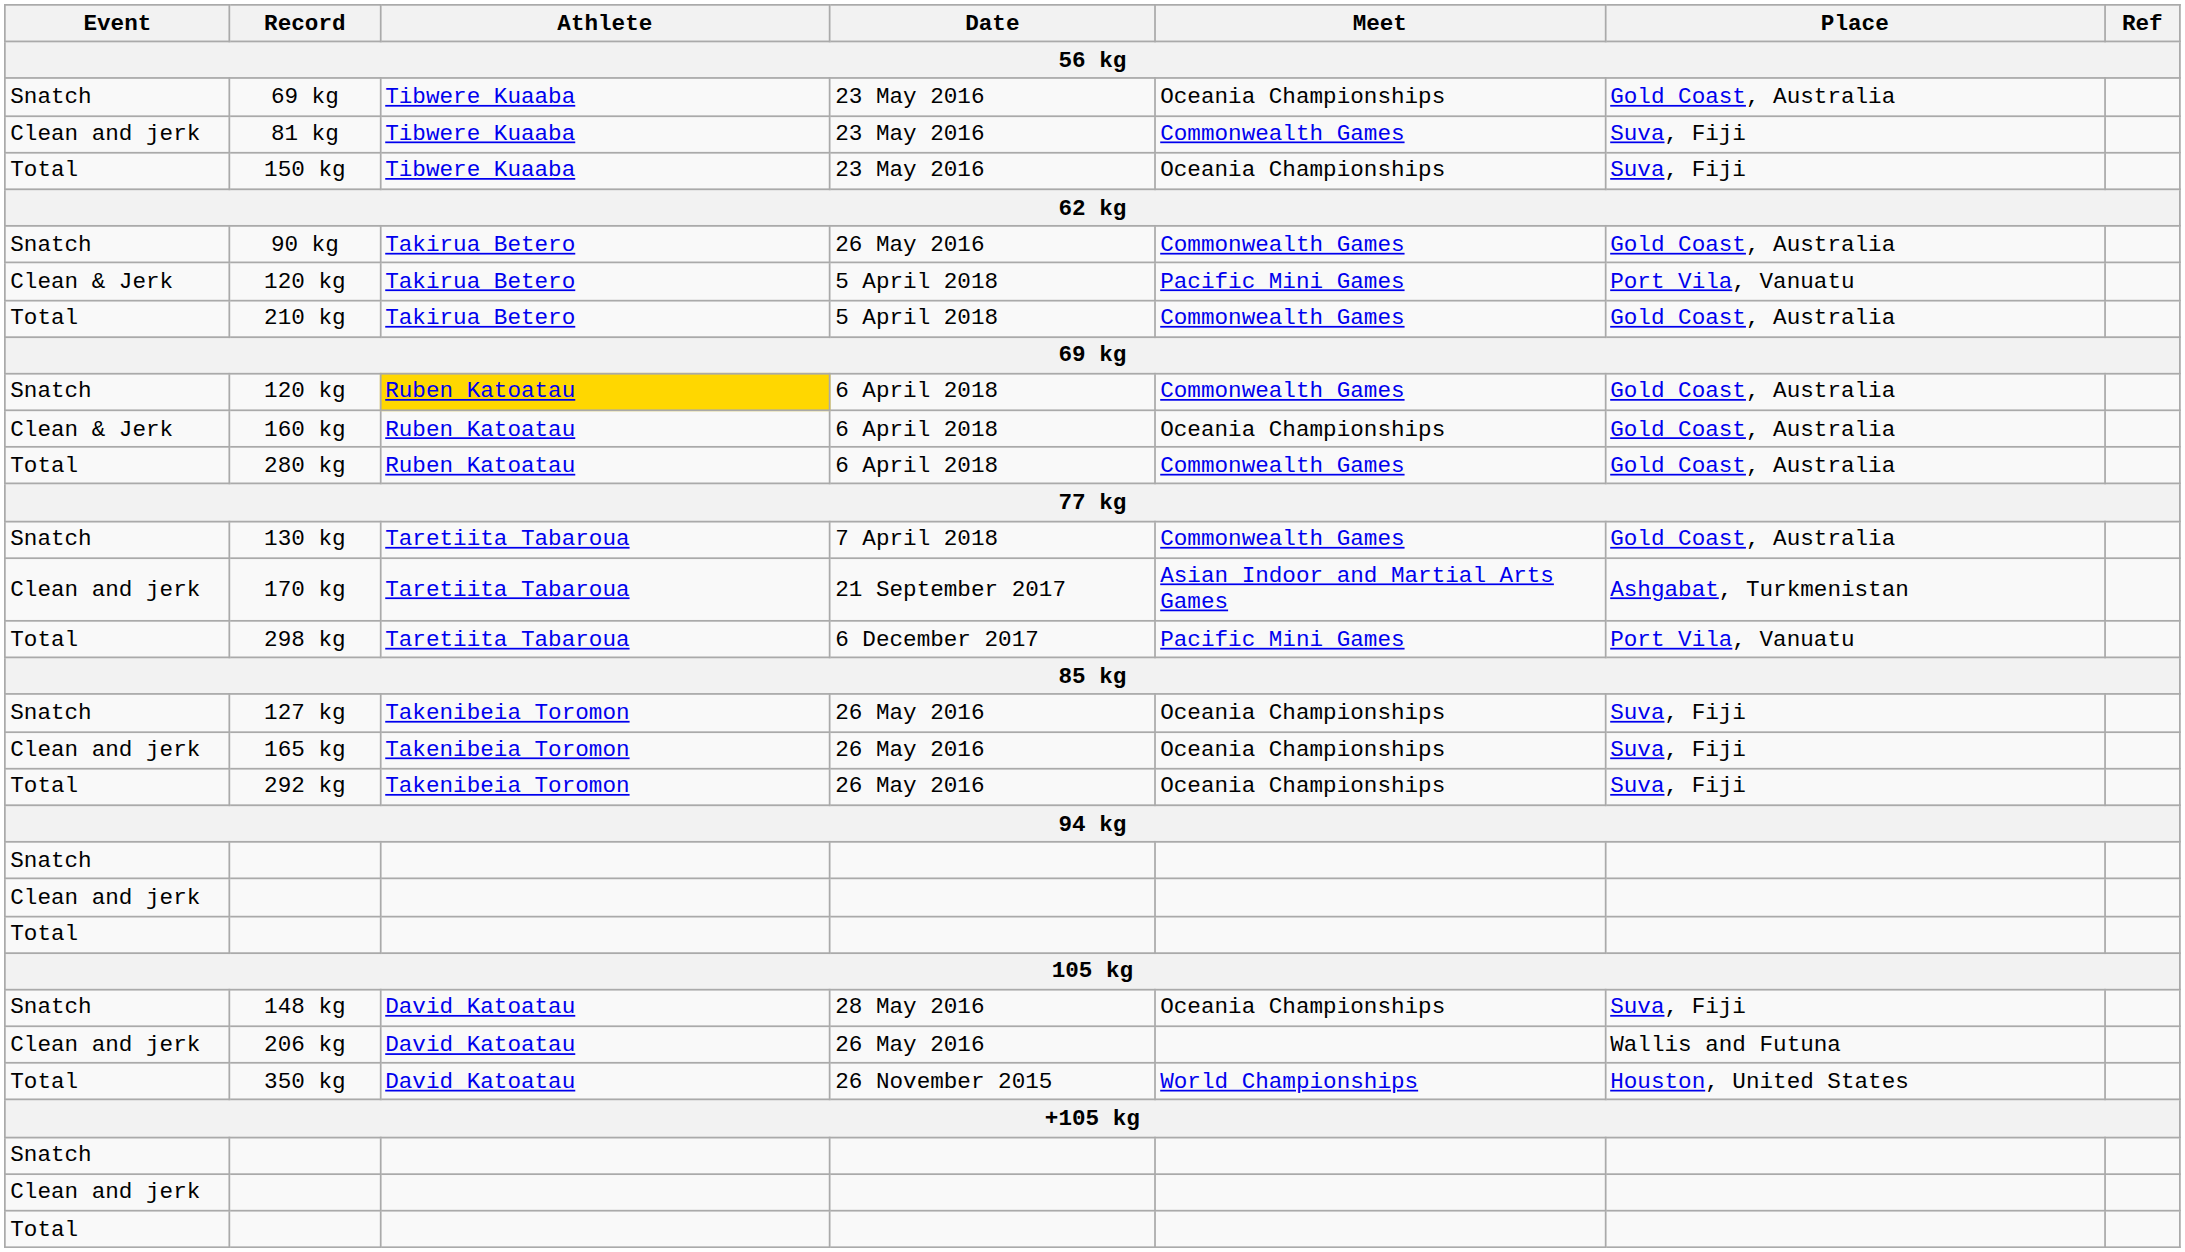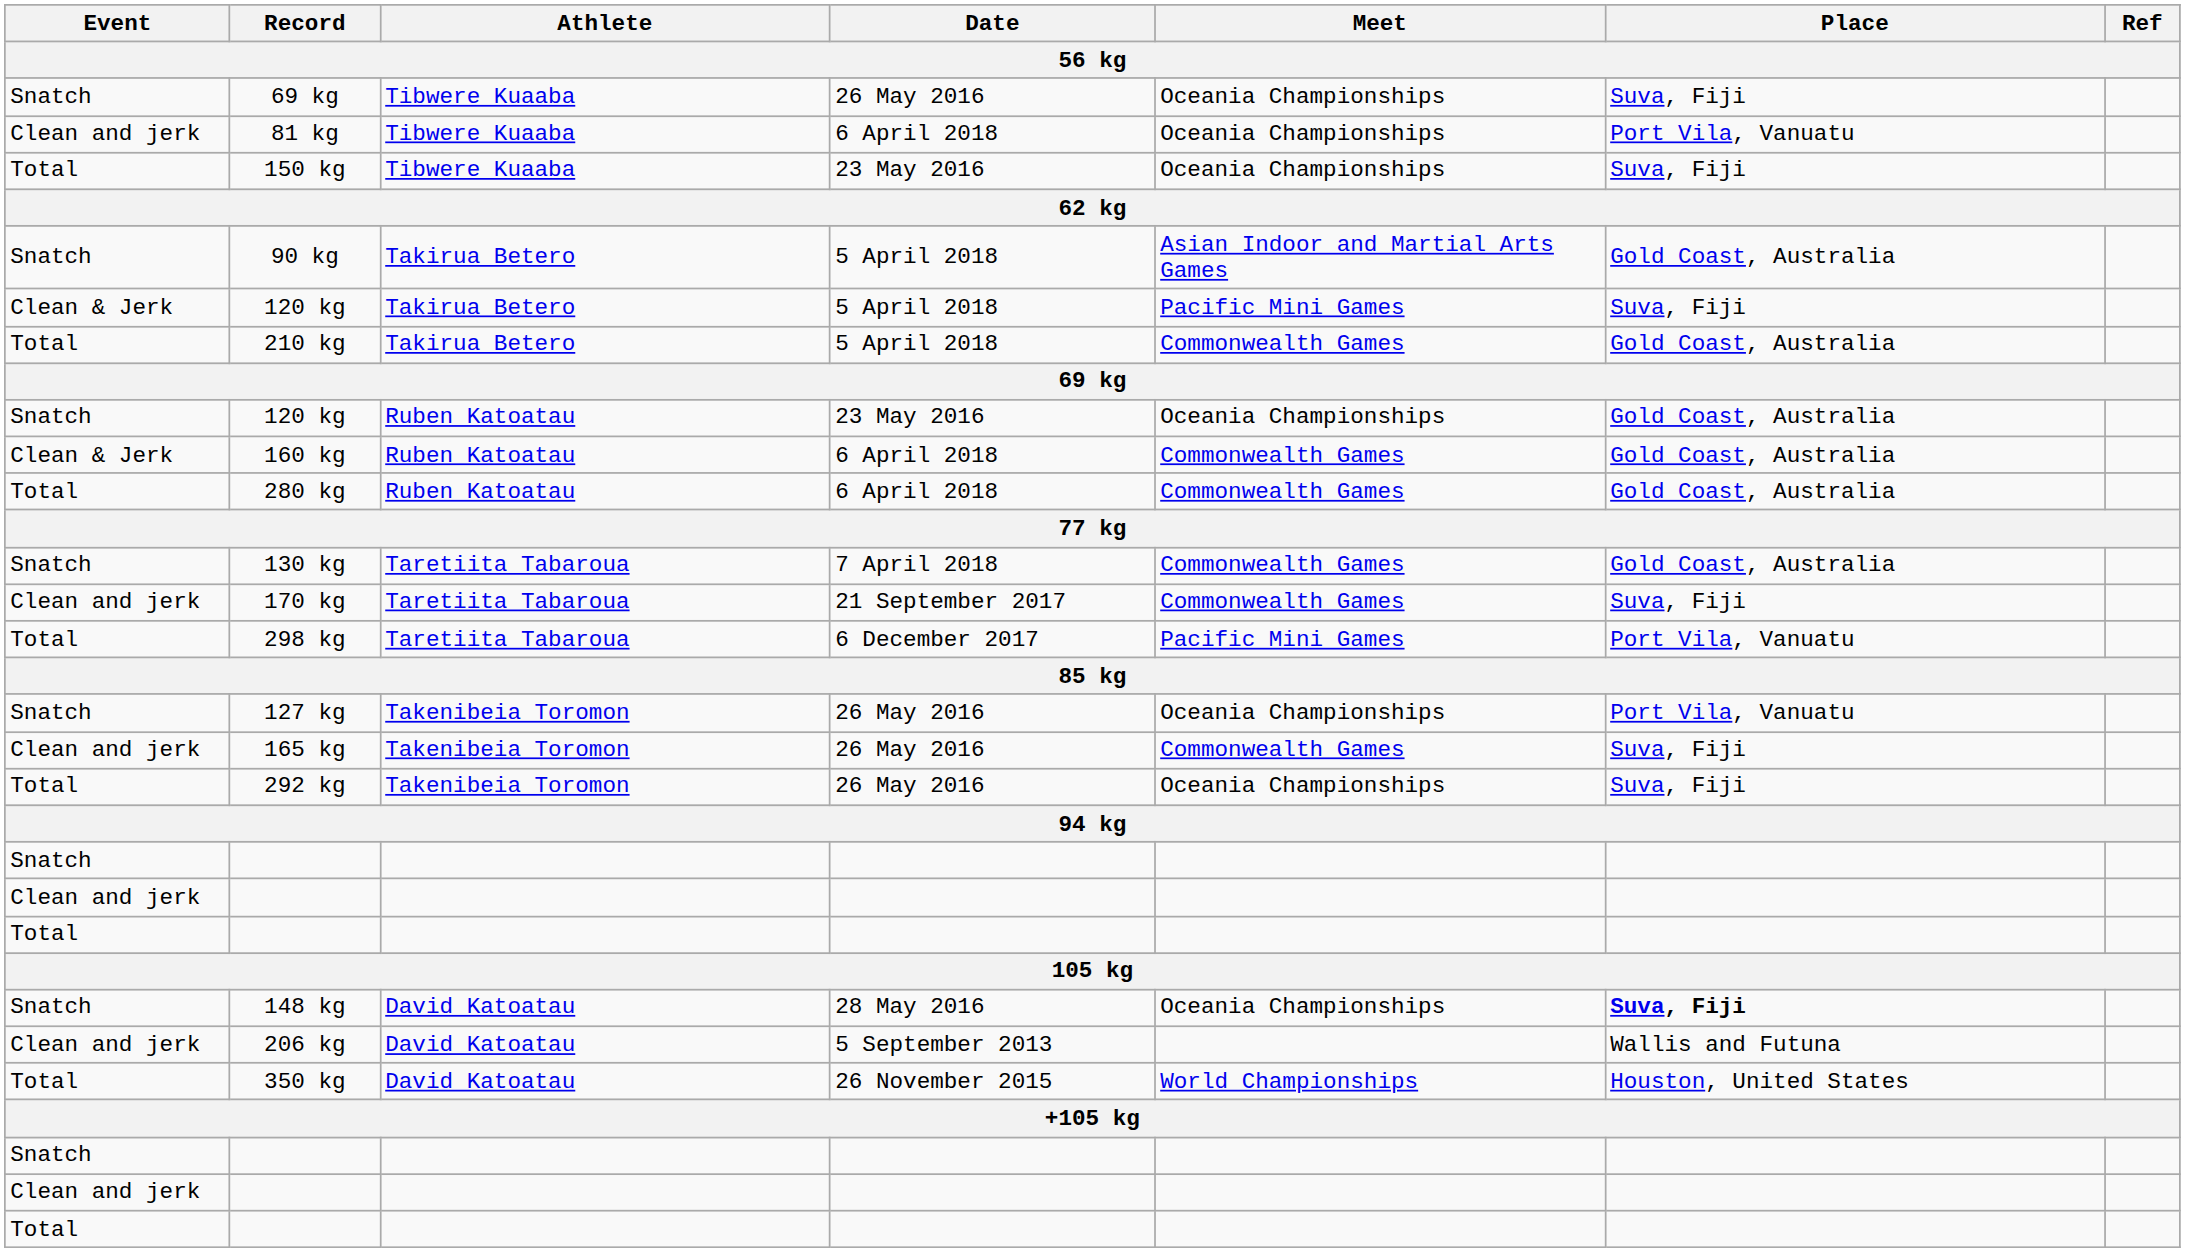(910, 97) 23 May 2016 -> (910, 97) 26 May 2016
(1753, 97) Gold Coast, Australia -> (1678, 97) Suva, Fiji
(910, 134) 23 May 2016 -> (917, 134) 6 April 2018
(1282, 134) Commonwealth Games -> (1303, 134) Oceania Championships
(1678, 134) Suva, Fiji -> (1732, 134) Port Vila, Vanuatu
(910, 245) 26 May 2016 -> (917, 258) 5 April 2018
(1282, 245) Commonwealth Games -> (1357, 258) Asian Indoor and Martial Arts Games
(1732, 281) Port Vila, Vanuatu -> (1678, 307) Suva, Fiji
(480, 392) gold background -> (480, 418) no background
(917, 392) 6 April 2018 -> (910, 418) 23 May 2016
(1282, 392) Commonwealth Games -> (1303, 418) Oceania Championships
(1303, 429) Oceania Championships -> (1282, 455) Commonwealth Games
(1357, 589) Asian Indoor and Martial Arts Games -> (1282, 602) Commonwealth Games
(1760, 589) Ashgabat, Turkmenistan -> (1678, 602) Suva, Fiji
(1678, 713) Suva, Fiji -> (1732, 713) Port Vila, Vanuatu
(1303, 750) Oceania Championships -> (1282, 750) Commonwealth Games
(1678, 1008) normal -> (1678, 1008) bold
(910, 1045) 26 May 2016 -> (944, 1045) 5 September 2013
